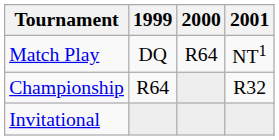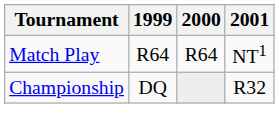(153, 53) DQ -> (153, 53) R64
(153, 87) R64 -> (153, 87) DQ
- row: (55, 119)
